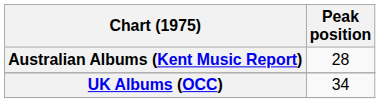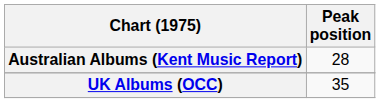(340, 85) 34 -> (340, 85) 35
